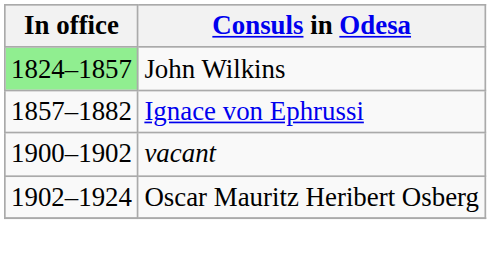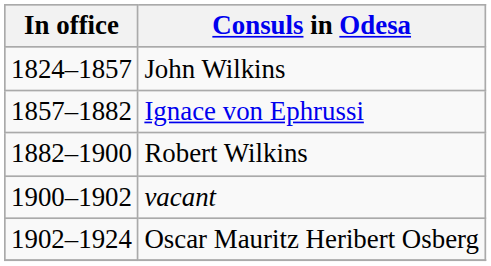(72, 68) lightgreen background -> (72, 68) no background
+ row: (226, 153)
